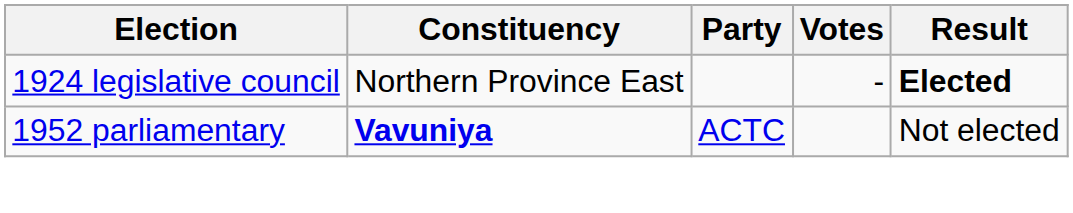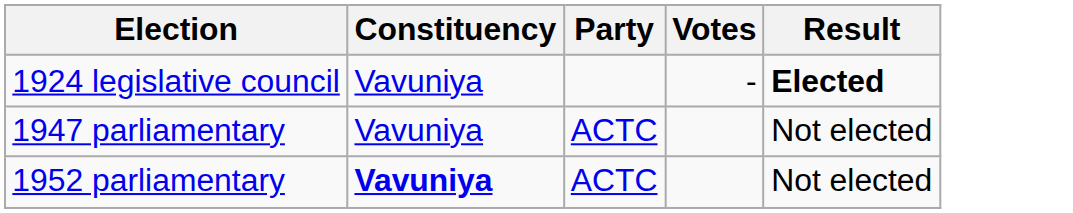(519, 80) Northern Province East -> (419, 80) Vavuniya
+ row: (149, 130)
